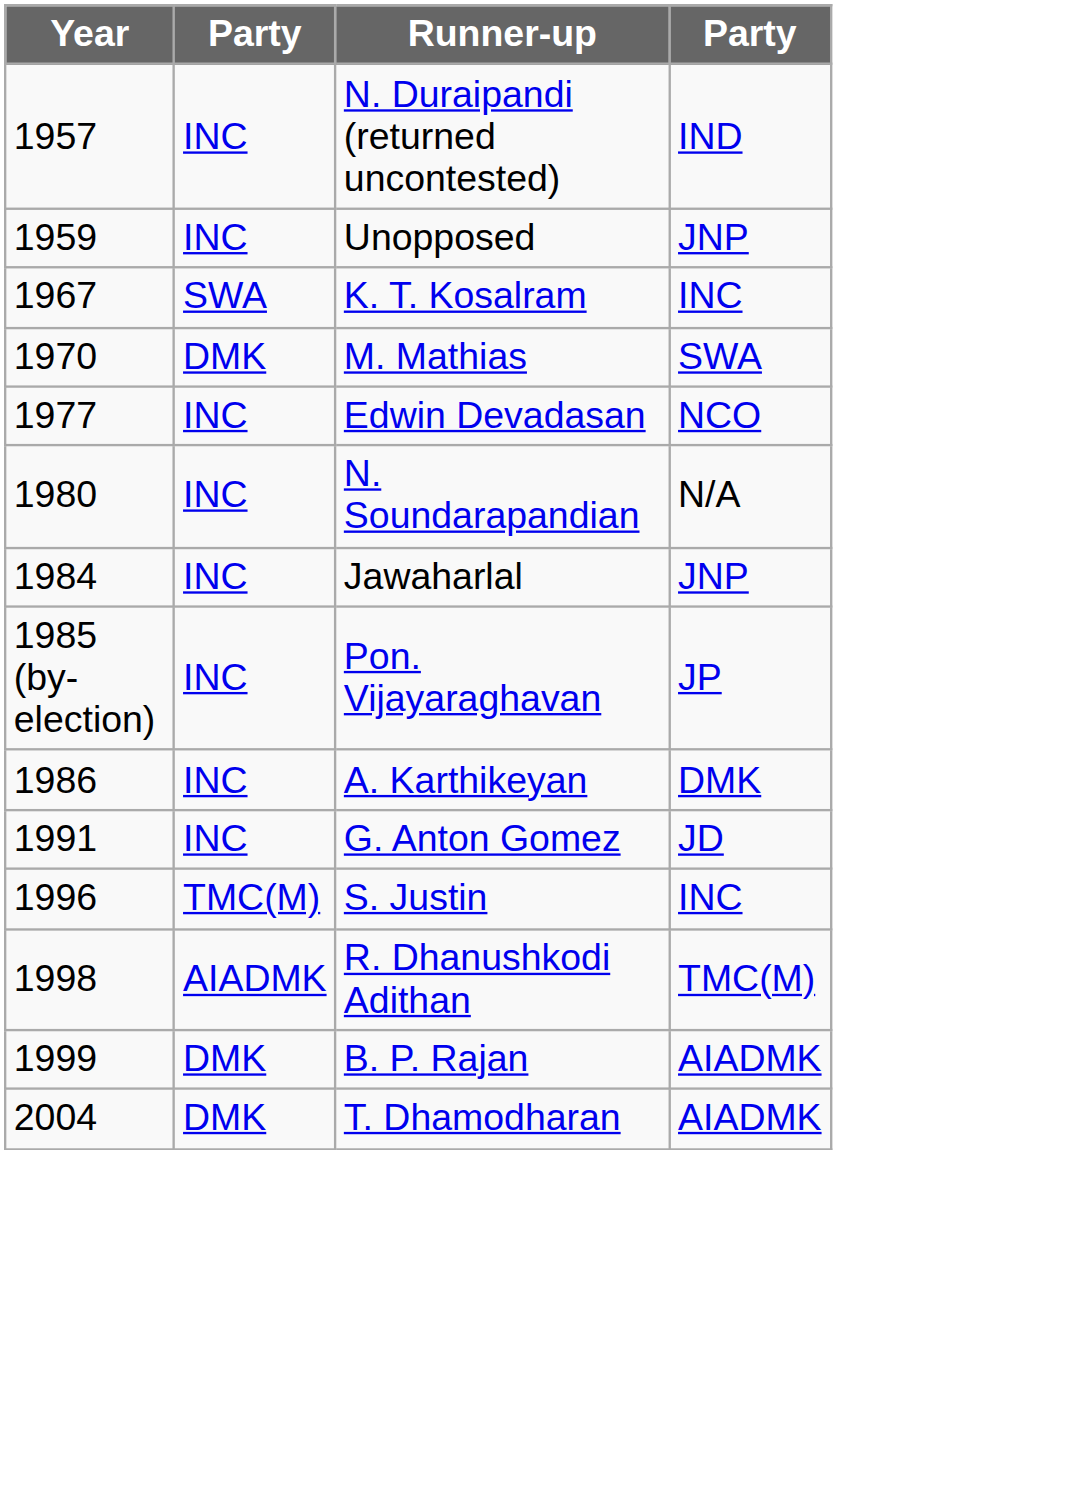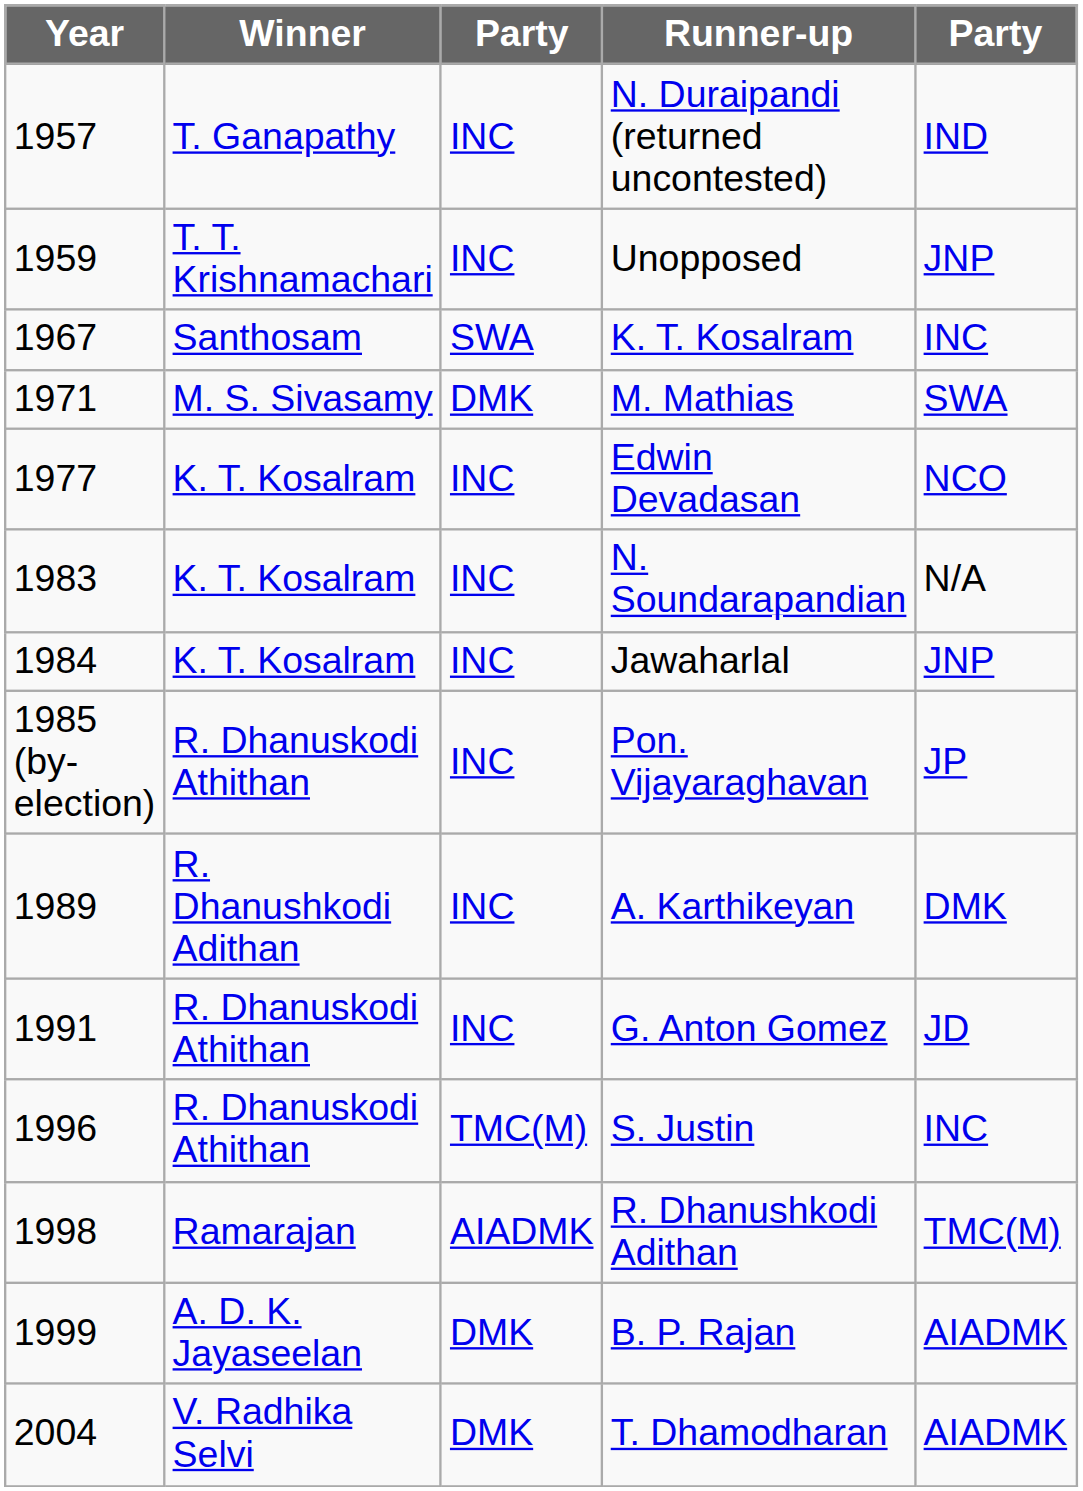+ column: (303, 34)
(55, 355) 1970 -> (55, 398) 1971
(55, 495) 1980 -> (55, 579) 1983
(55, 779) 1986 -> (55, 905) 1989
